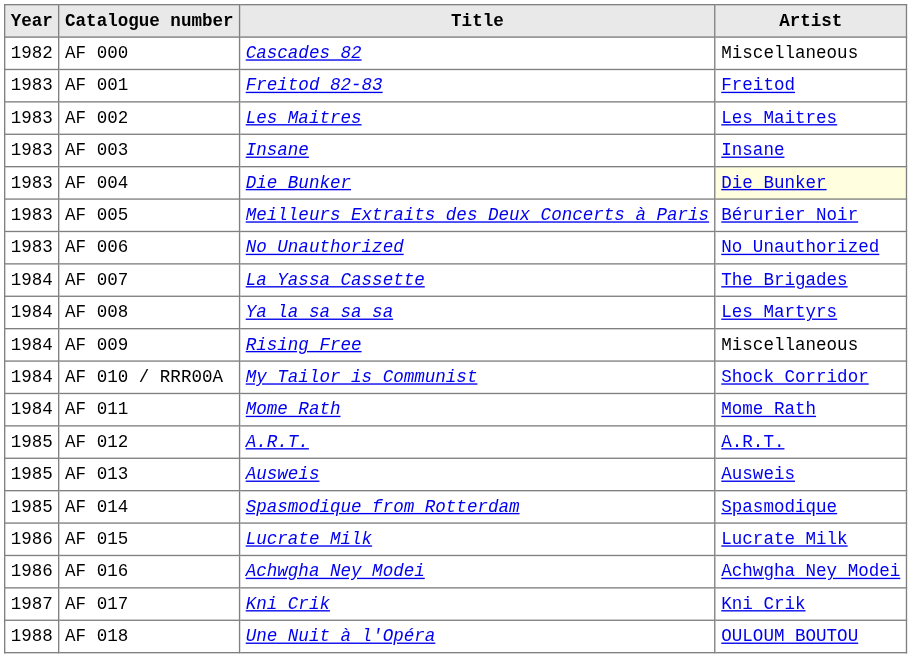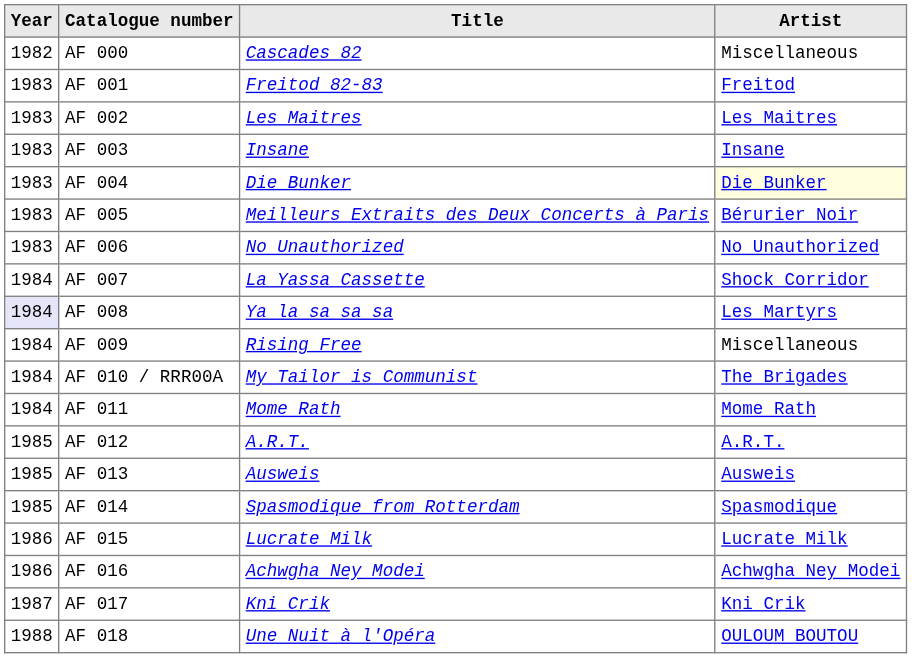(784, 280) The Brigades -> (795, 280) Shock Corridor
(32, 312) no background -> (32, 312) lavender background
(795, 377) Shock Corridor -> (784, 377) The Brigades
